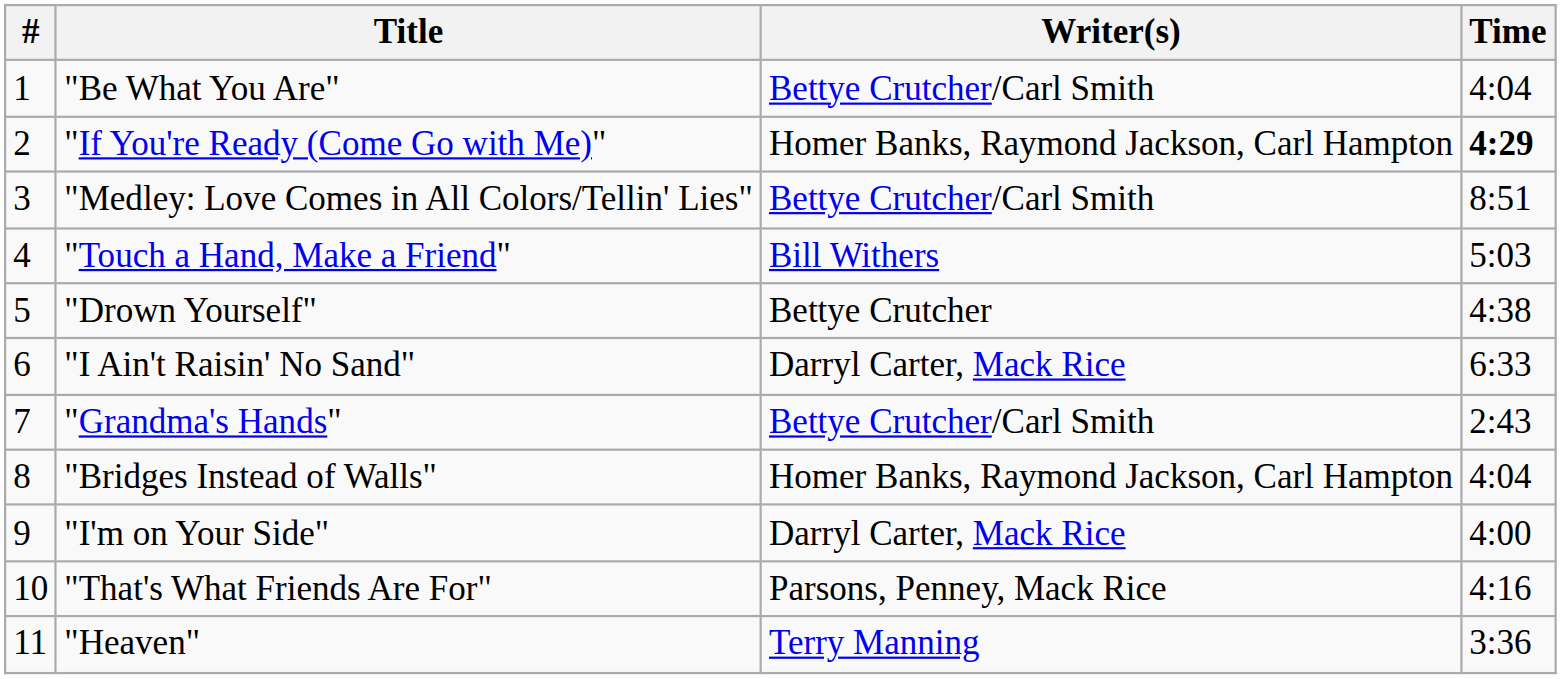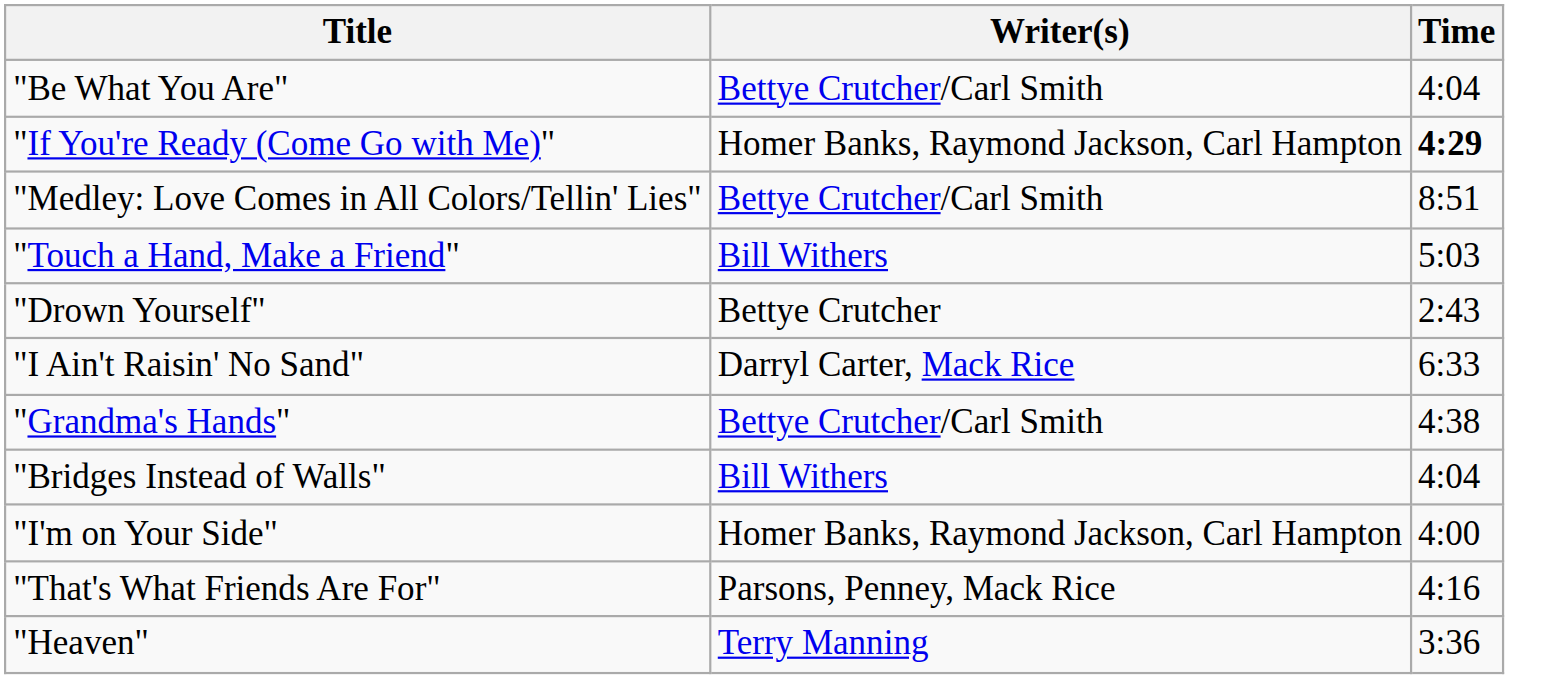- column: (31, 32)
(1500, 310) 4:38 -> (1449, 310) 2:43
(1500, 421) 2:43 -> (1449, 421) 4:38
(1111, 476) Homer Banks, Raymond Jackson, Carl Hampton -> (803, 476) Bill Withers
(947, 532) Darryl Carter, Mack Rice -> (1060, 532) Homer Banks, Raymond Jackson, Carl Hampton
